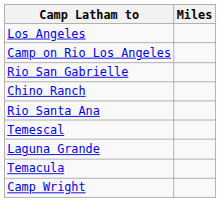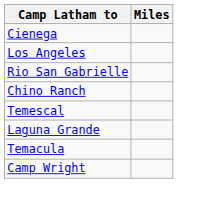+ row: (32, 33)
- row: (89, 53)
- row: (54, 110)
